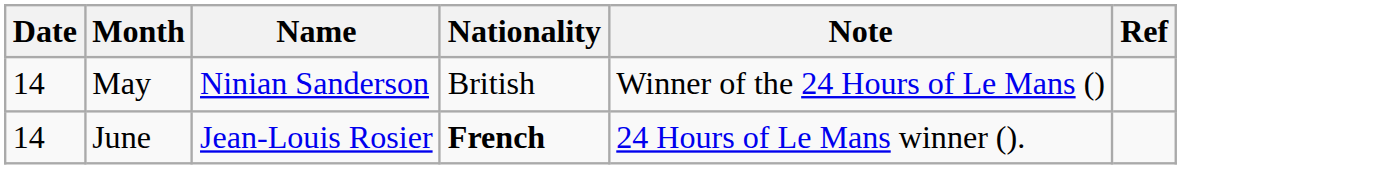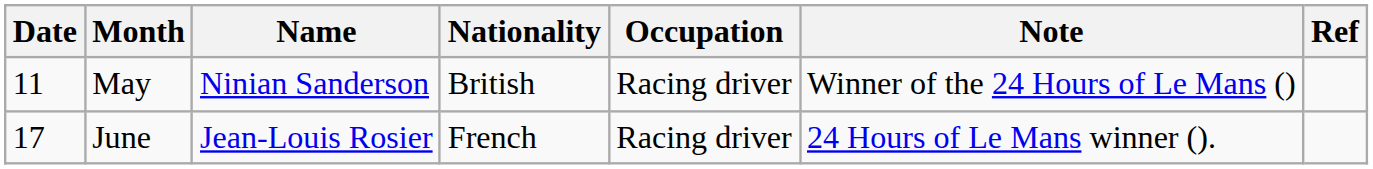+ column: (704, 30)
(29, 83) 14 -> (28, 83) 11
(29, 136) 14 -> (29, 136) 17
(497, 136) bold -> (492, 136) normal
